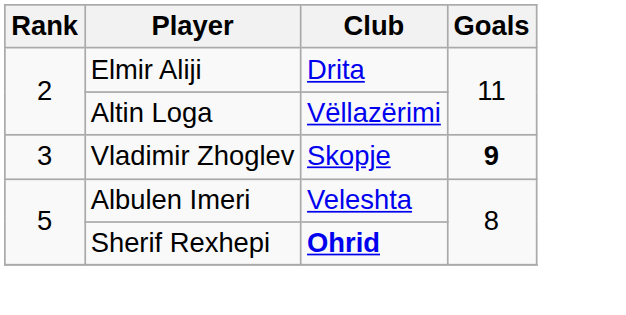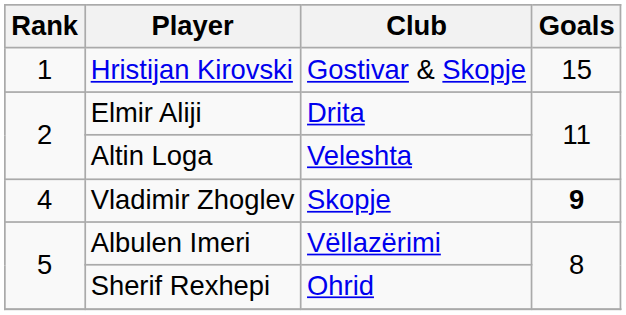+ row: (192, 69)
(374, 112) Vëllazërimi -> (360, 156) Veleshta
(45, 156) 3 -> (45, 199) 4
(360, 199) Veleshta -> (374, 243) Vëllazërimi
(344, 243) bold -> (340, 286) normal
